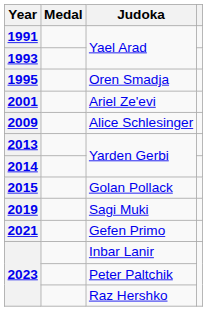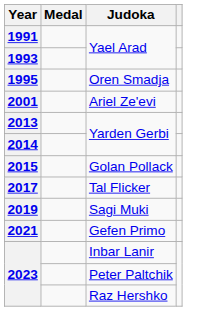- row: (23, 123)
+ row: (23, 187)
